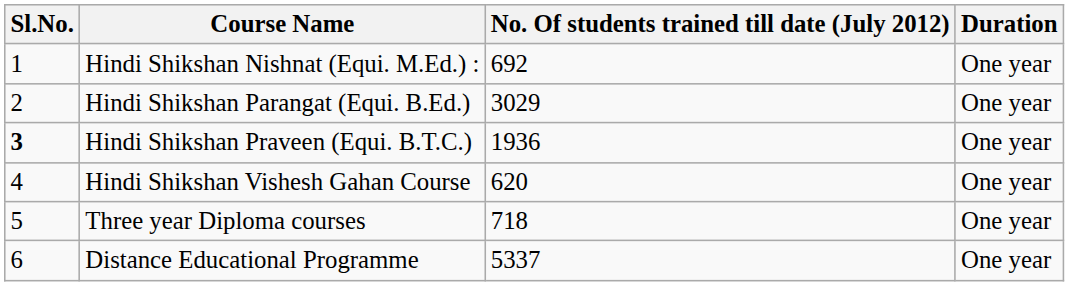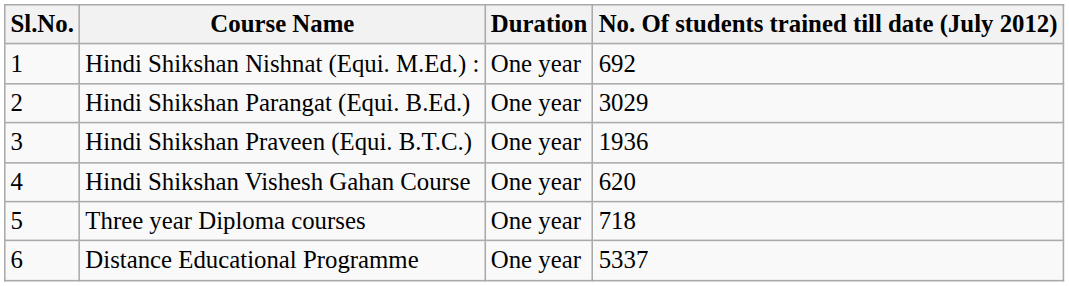columns swapped: (1009, 24) <-> (720, 24)
(17, 142) bold -> (17, 142) normal
